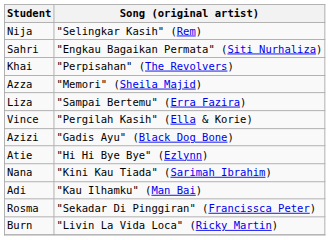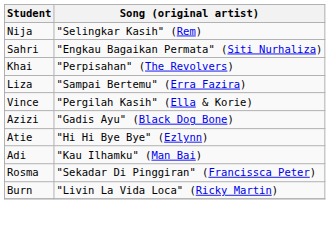- row: (20, 84)
- row: (20, 172)
